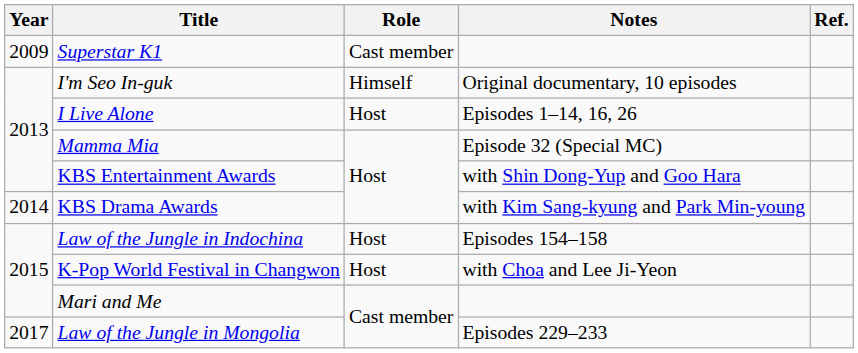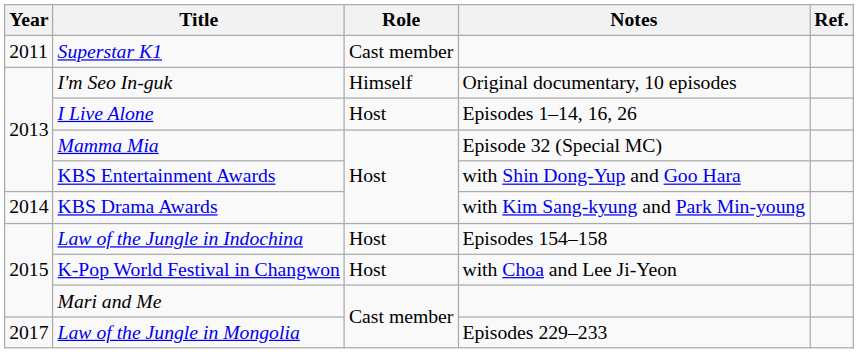(29, 51) 2009 -> (28, 51) 2011
